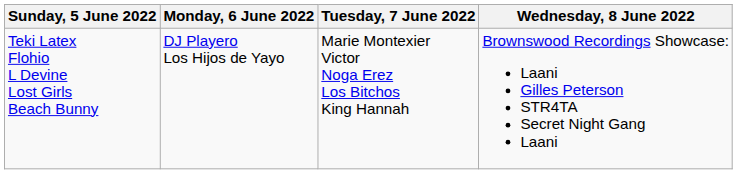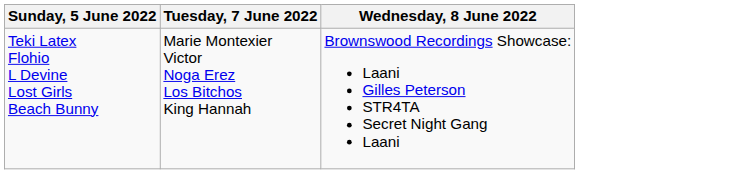- column: (239, 16)
